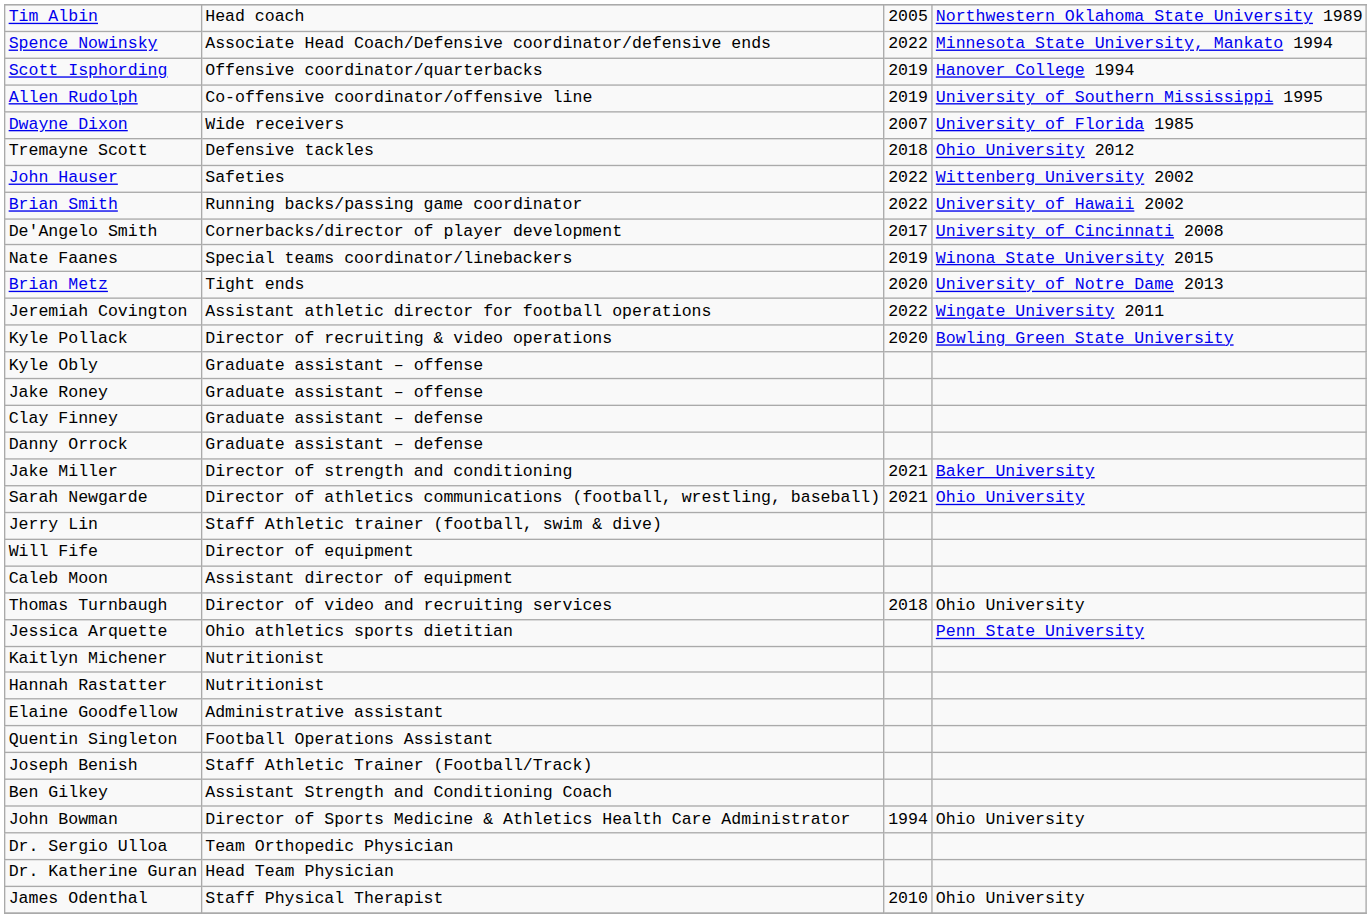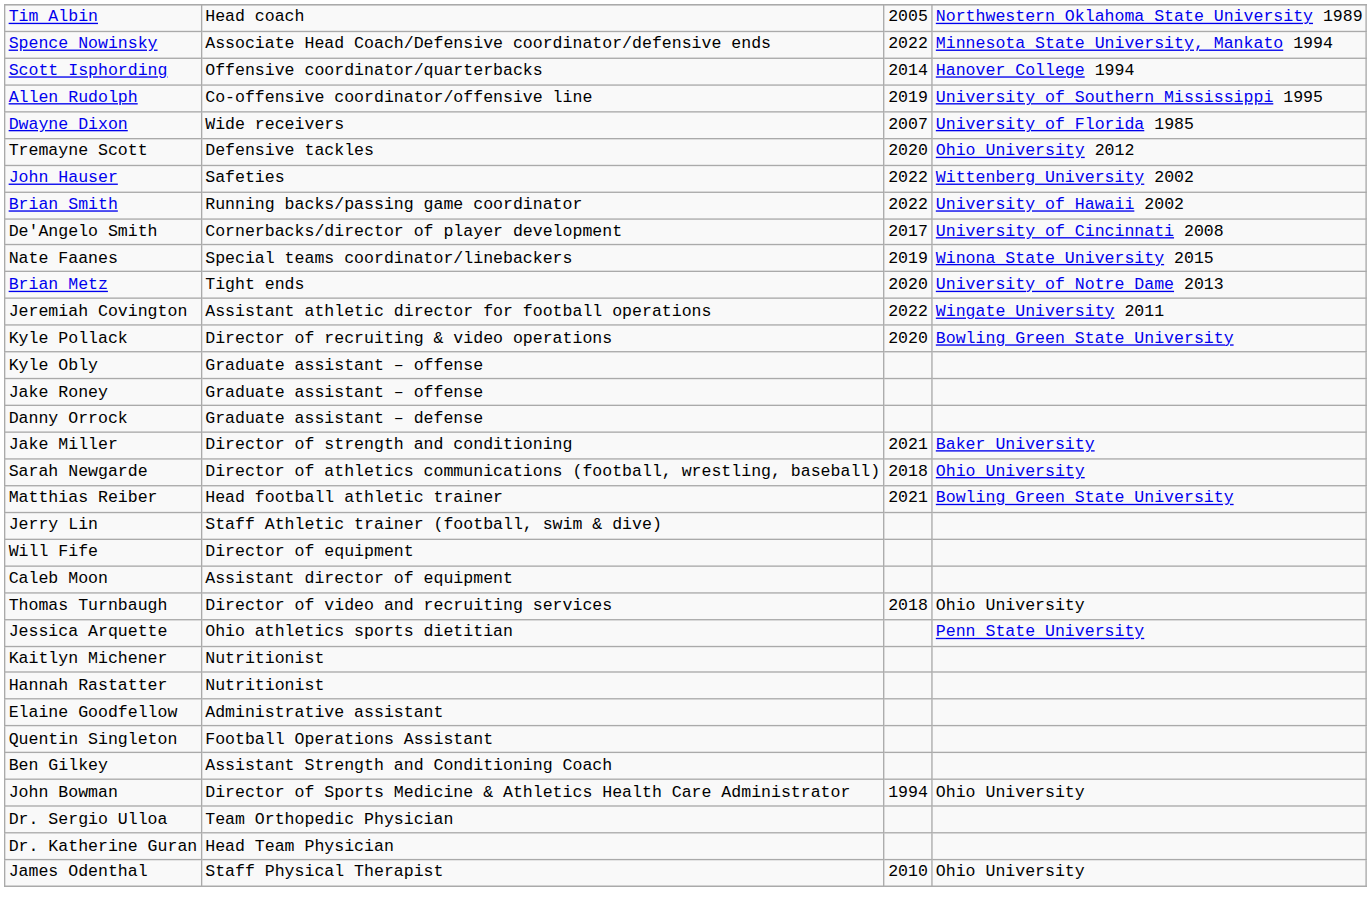(908, 72) 2019 -> (908, 72) 2014
(908, 152) 2018 -> (908, 152) 2020
- row: (63, 419)
(908, 499) 2021 -> (908, 473) 2018
+ row: (83, 499)
- row: (73, 766)
